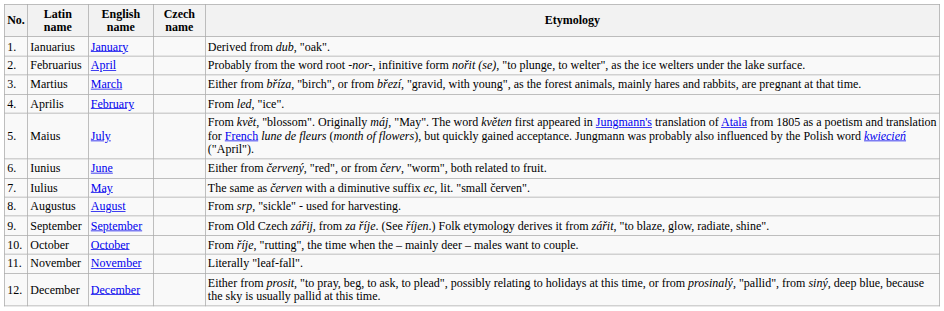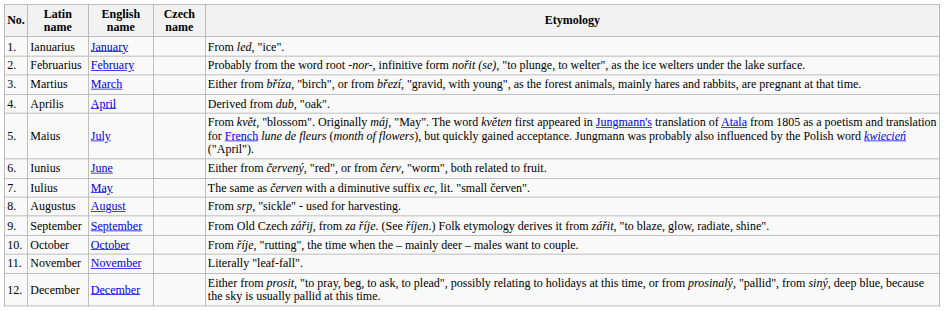(269, 46) Derived from dub, "oak". -> (246, 46) From led, "ice".
(103, 65) April -> (112, 65) February
(112, 103) February -> (103, 103) April
(246, 103) From led, "ice". -> (269, 103) Derived from dub, "oak".
